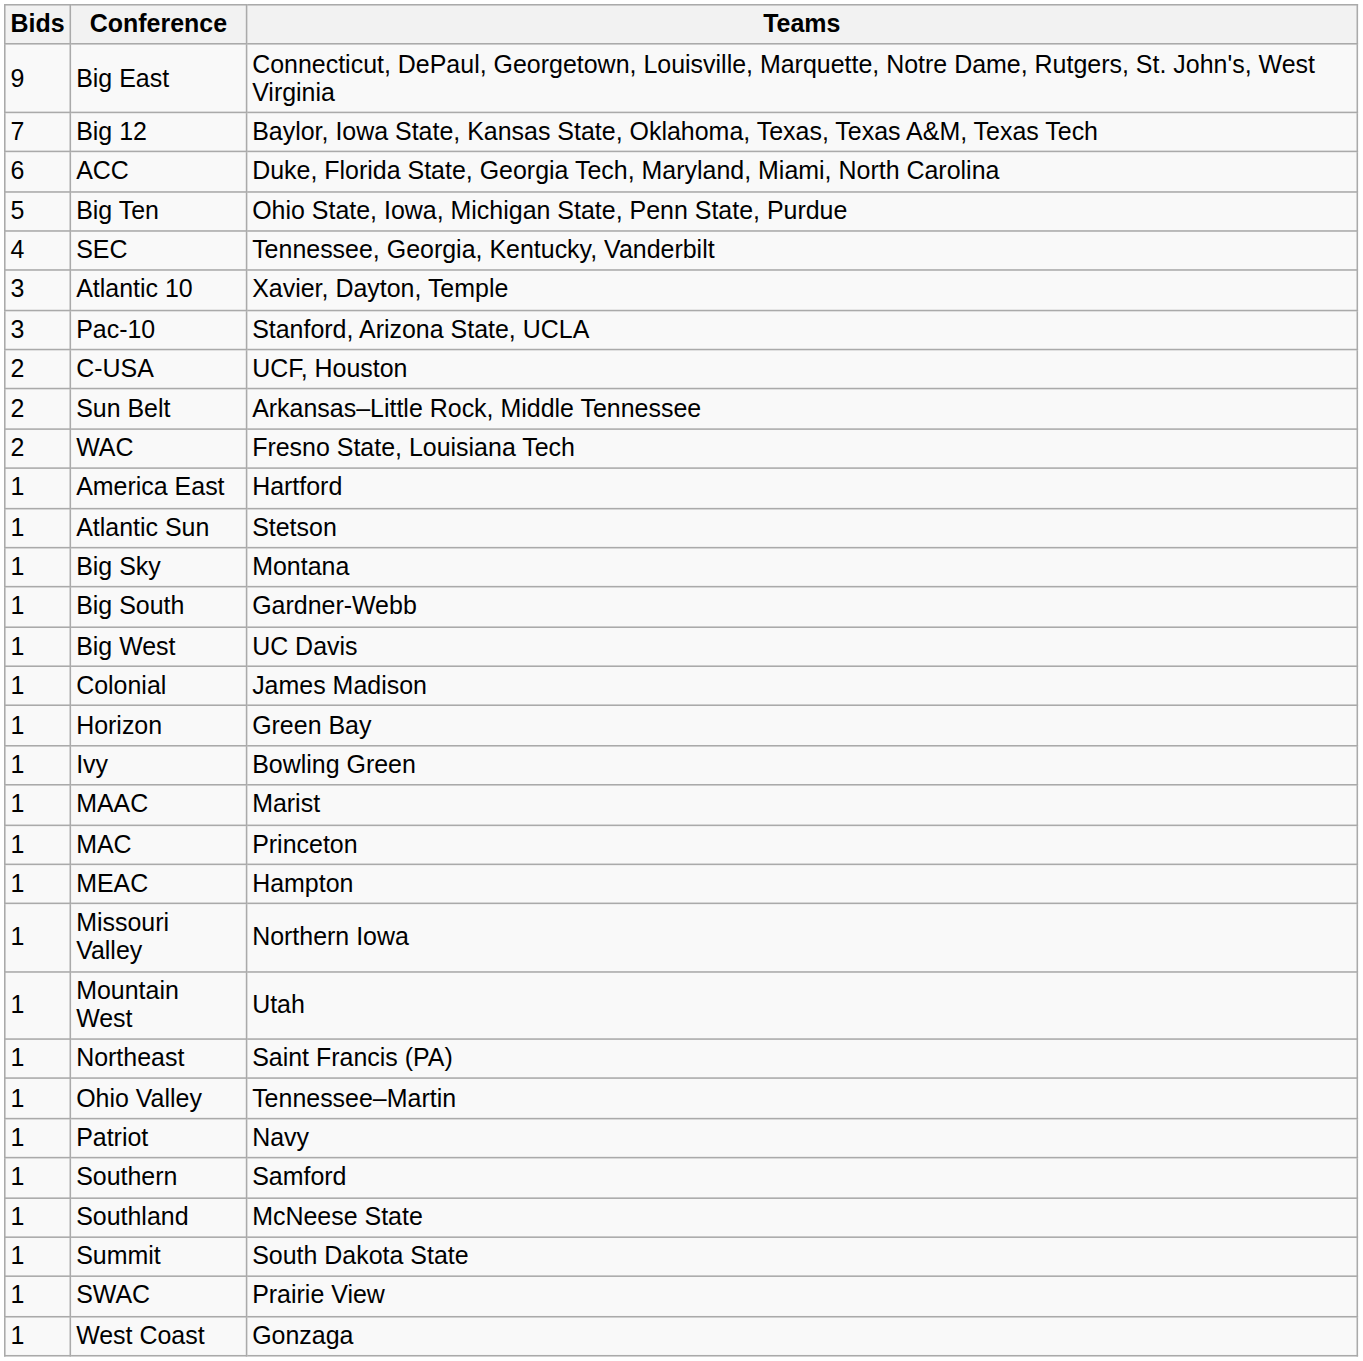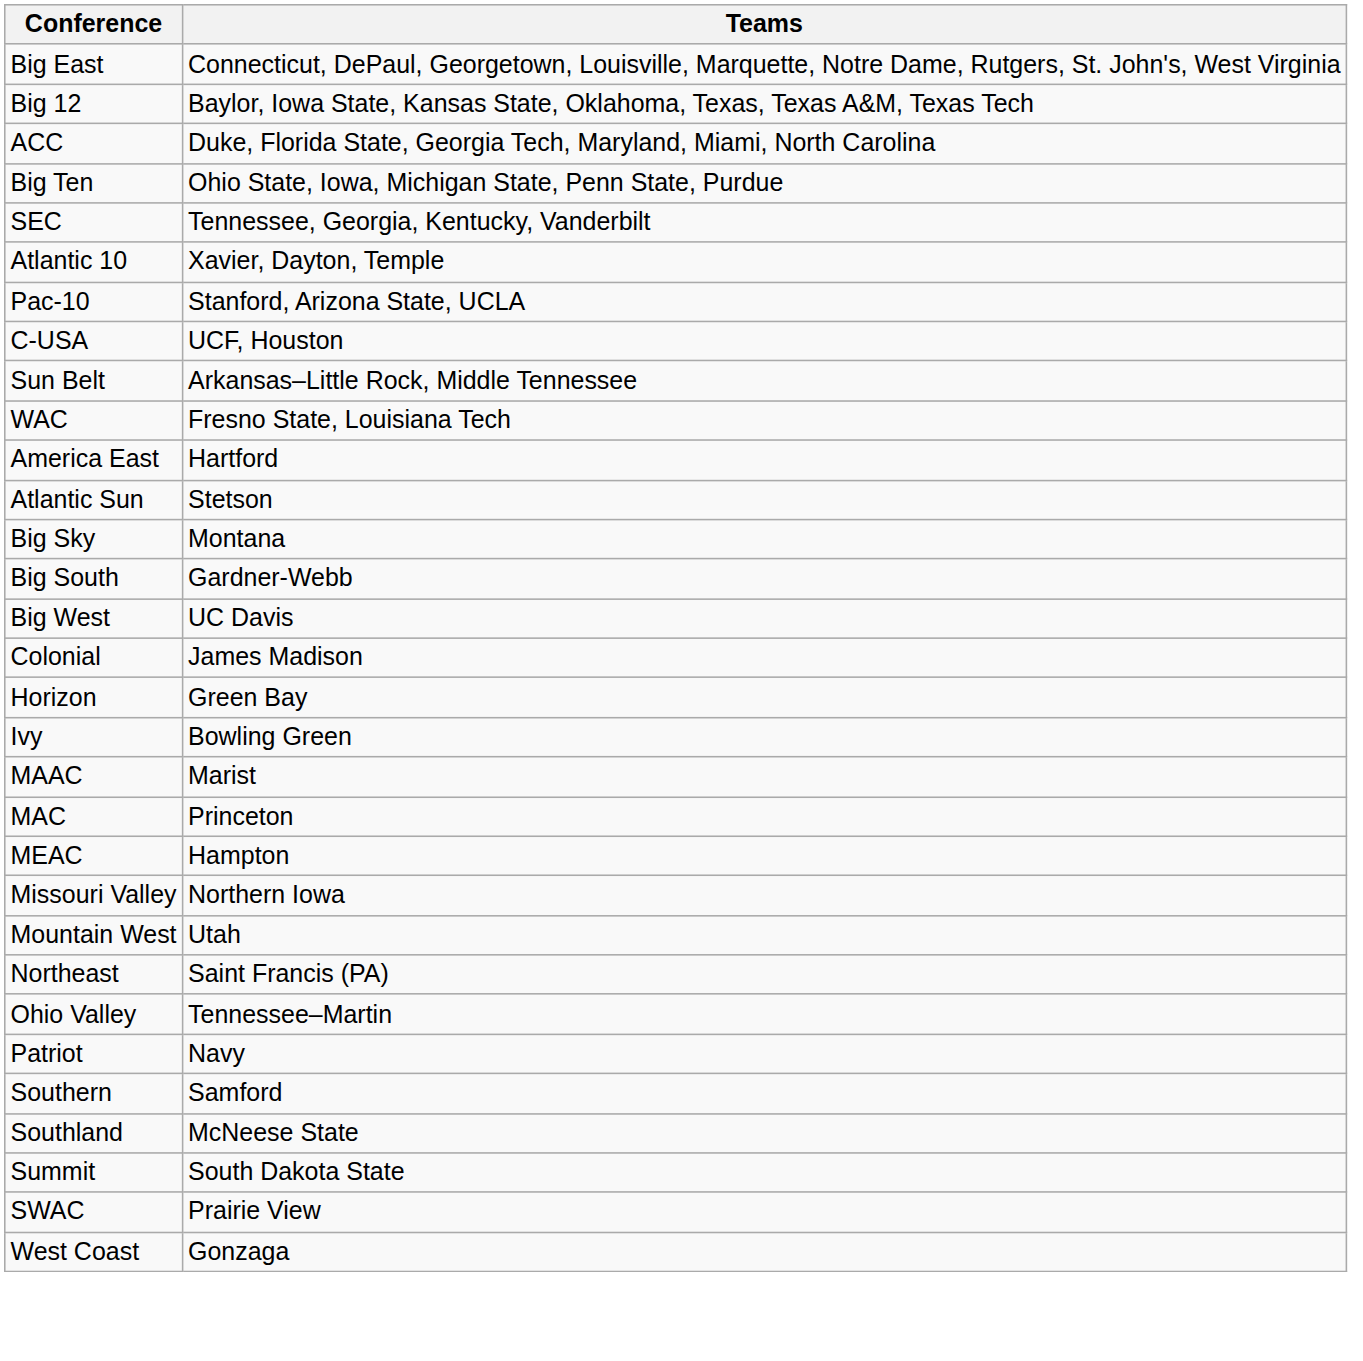- column: (38, 24)
